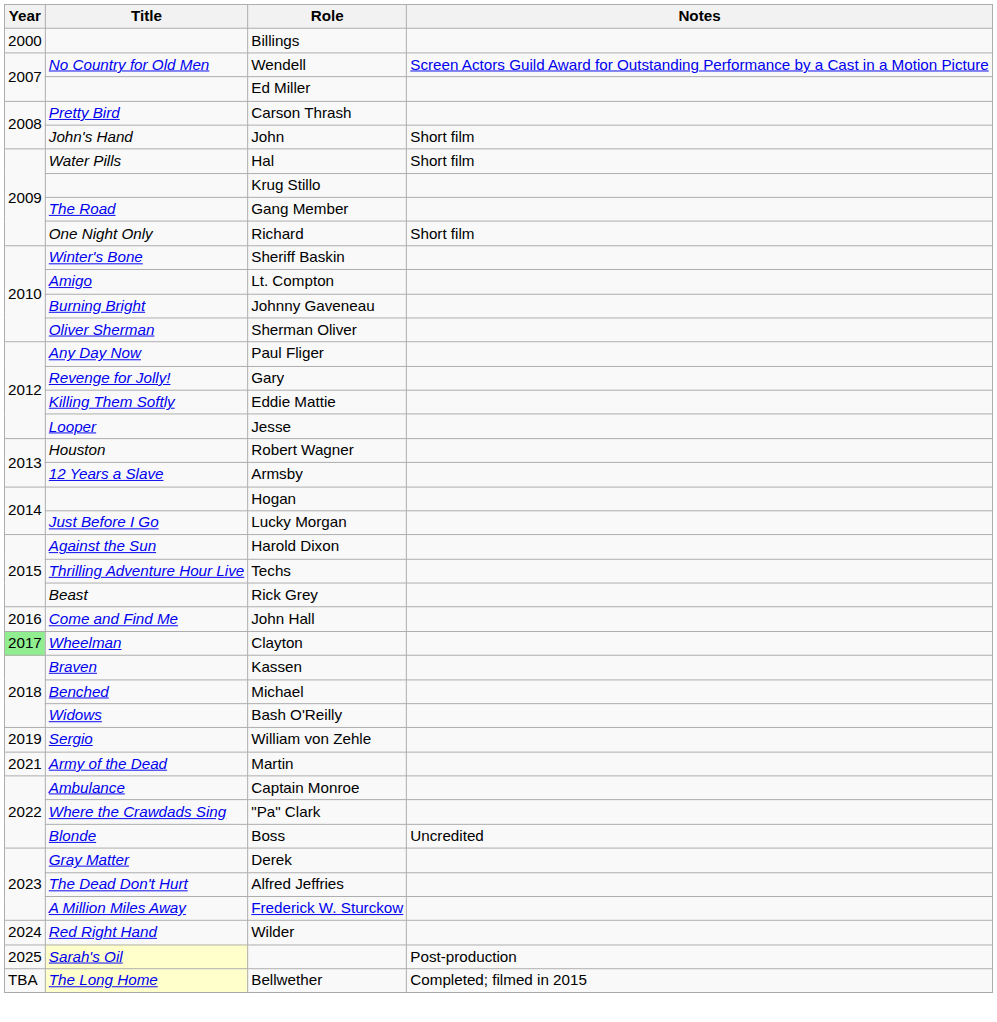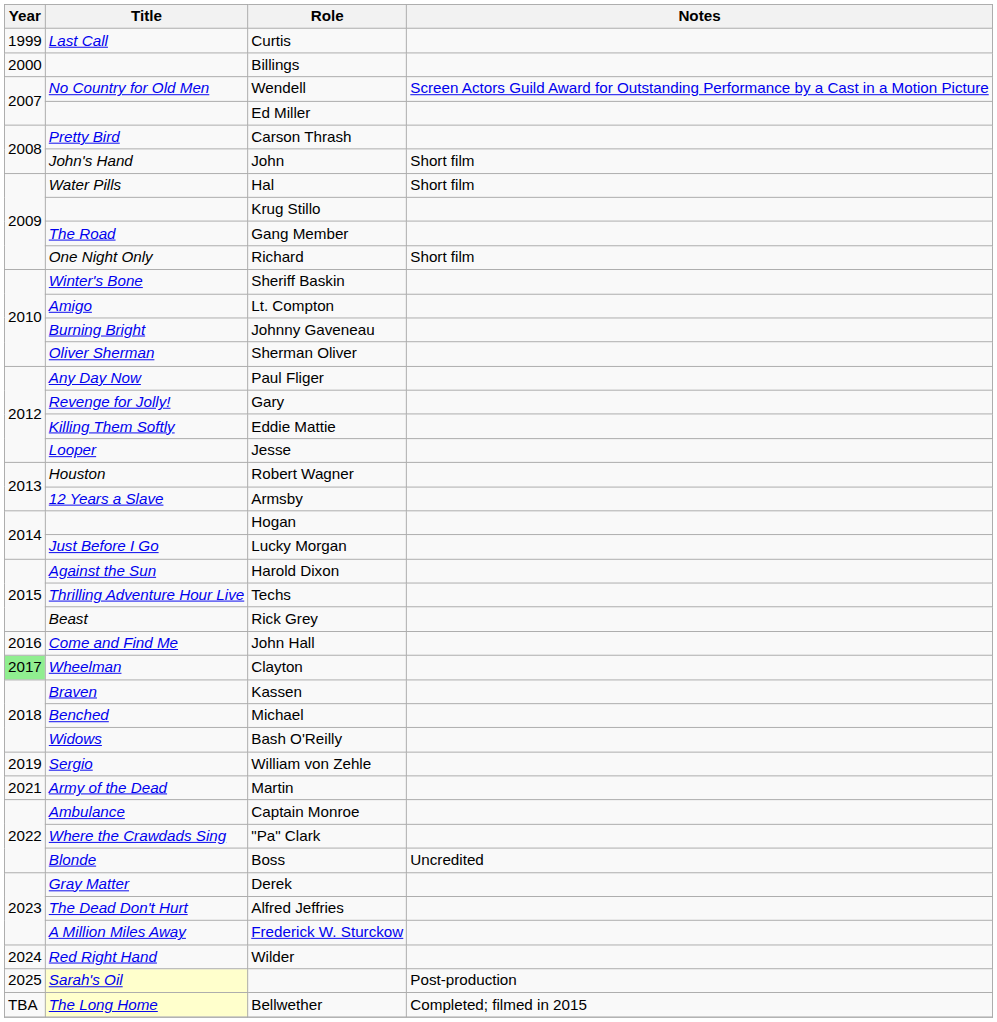+ row: (78, 40)
